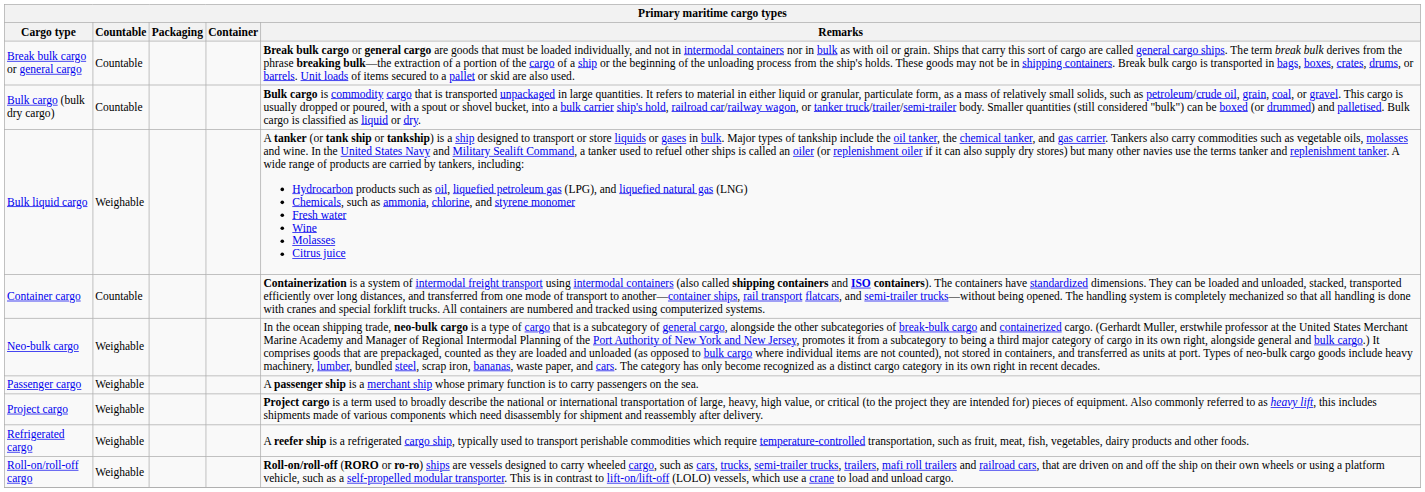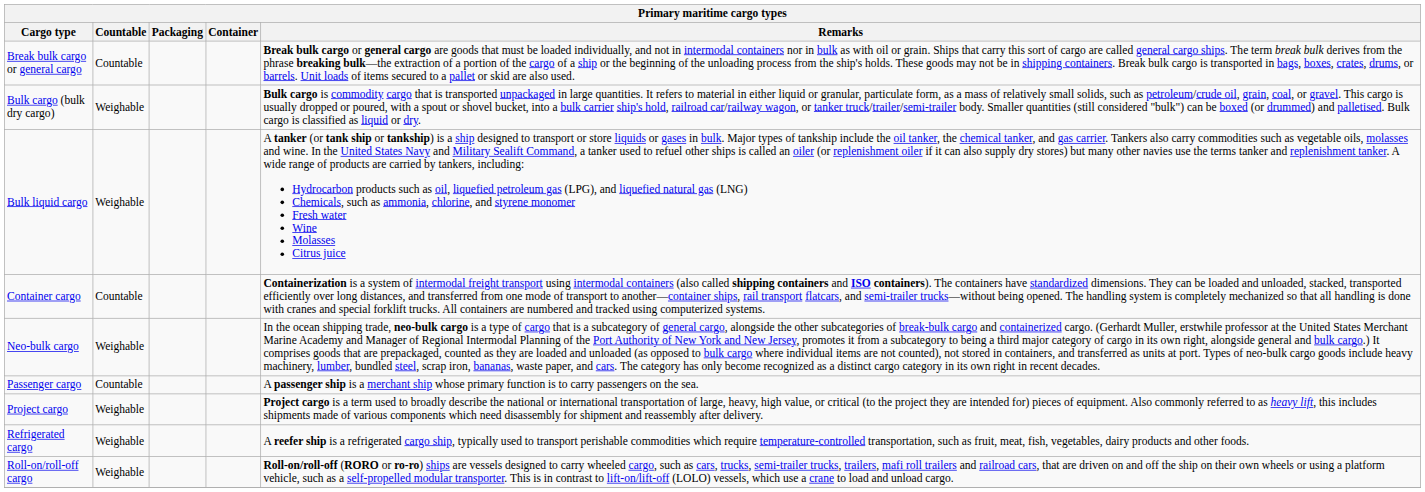(119, 107) Countable -> (120, 107) Weighable
(120, 384) Weighable -> (119, 384) Countable
